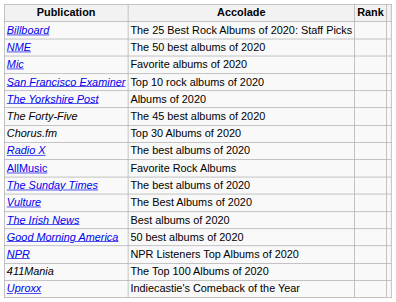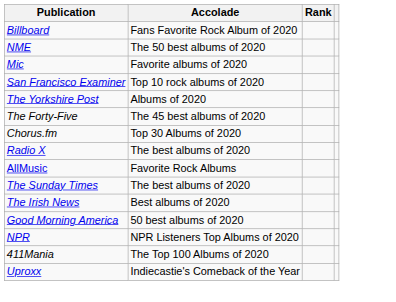+ row: (28, 30)
- row: (28, 30)
- row: (24, 202)
